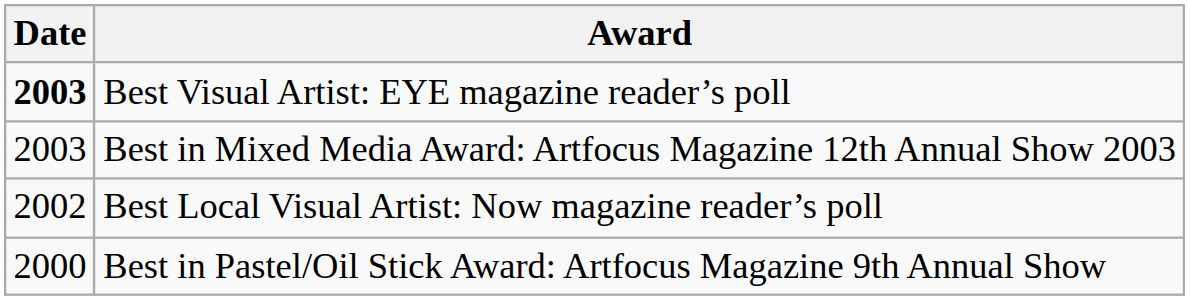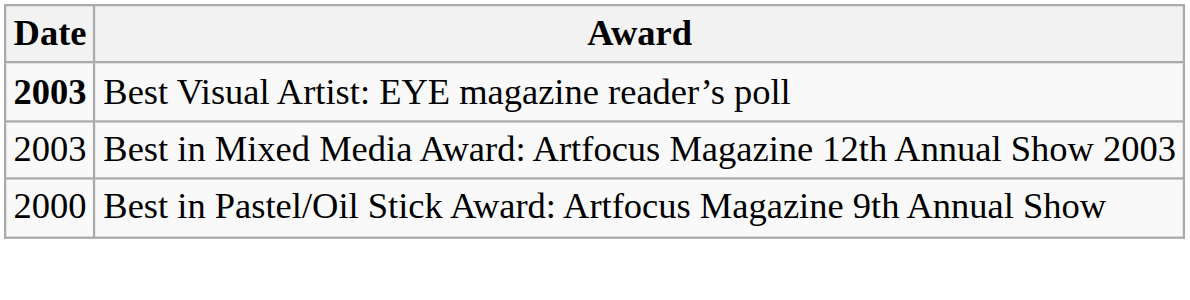- row: (493, 206)
